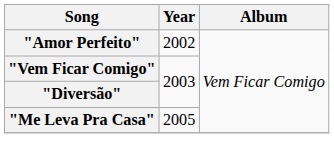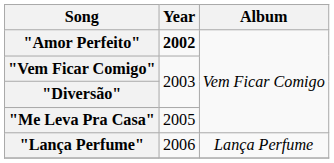(179, 42) normal -> (179, 42) bold
+ row: (82, 145)
